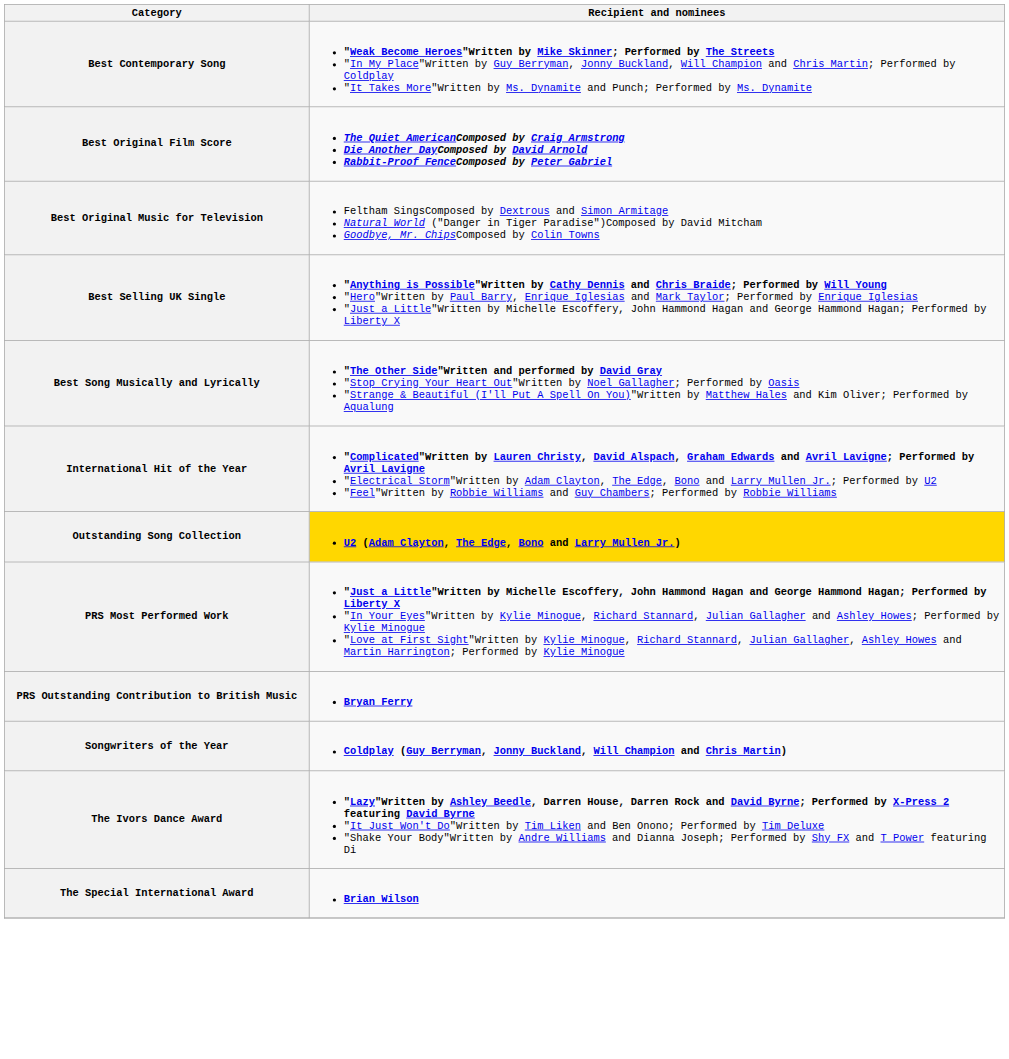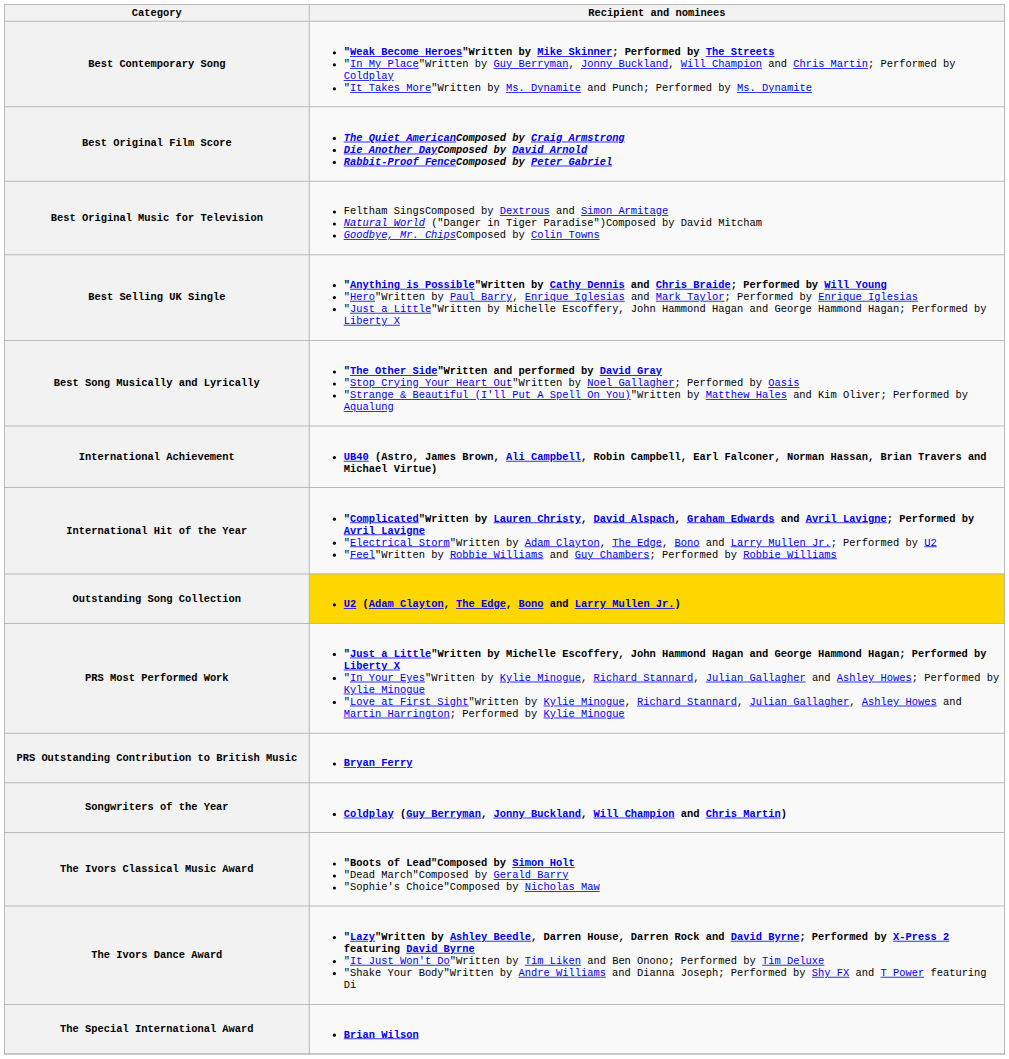+ row: (157, 457)
+ row: (157, 869)
